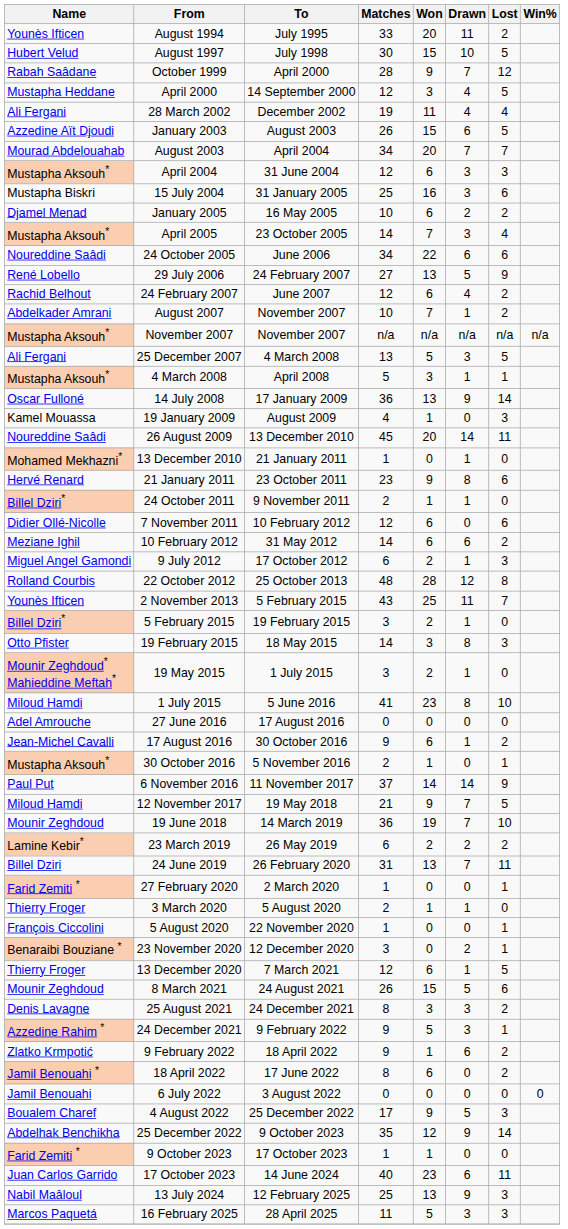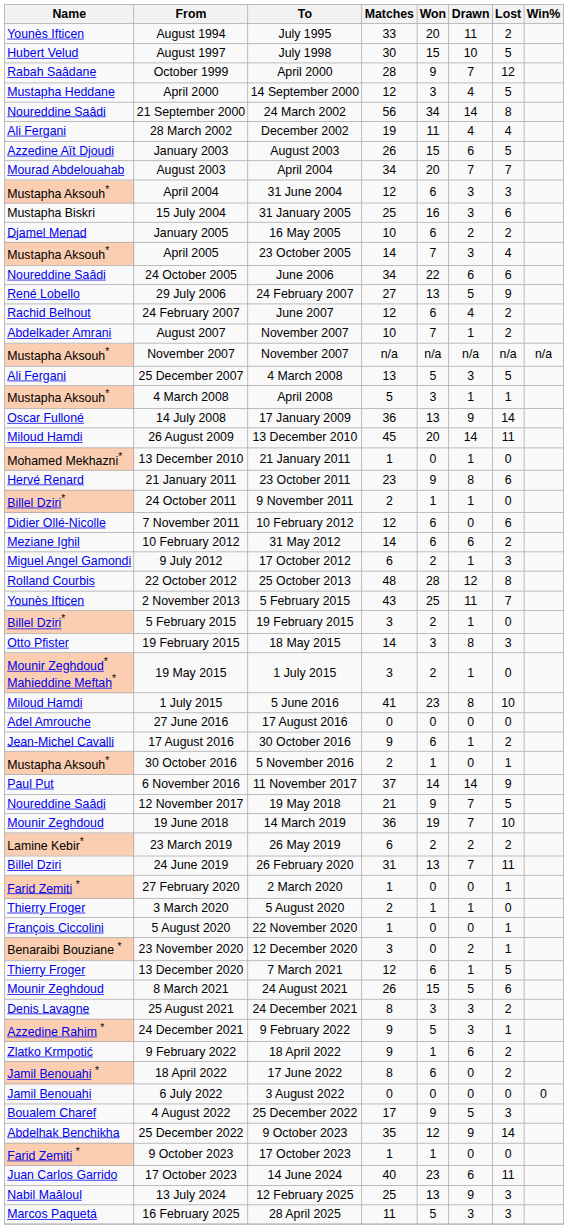+ row: (191, 111)
- row: (189, 418)
(57, 437) Noureddine Saâdi -> (45, 437) Miloud Hamdi
(45, 803) Miloud Hamdi -> (57, 803) Noureddine Saâdi
